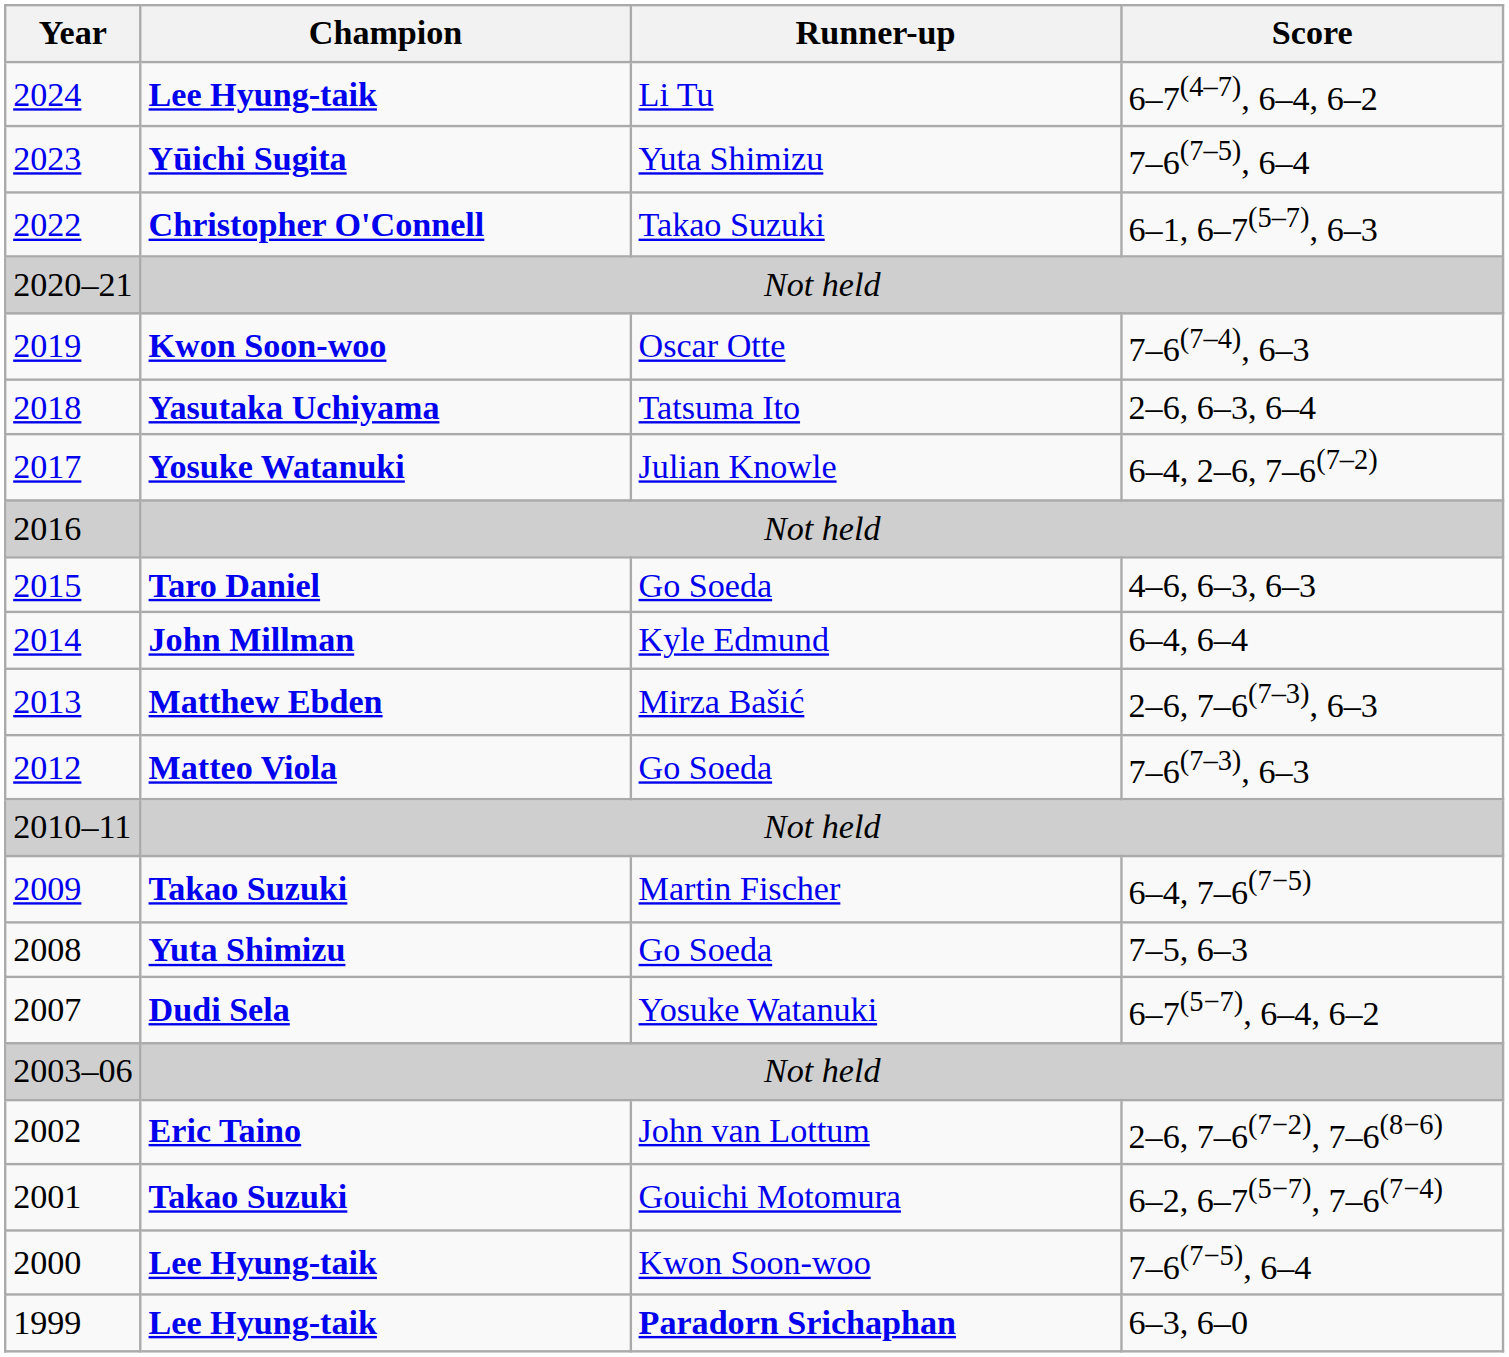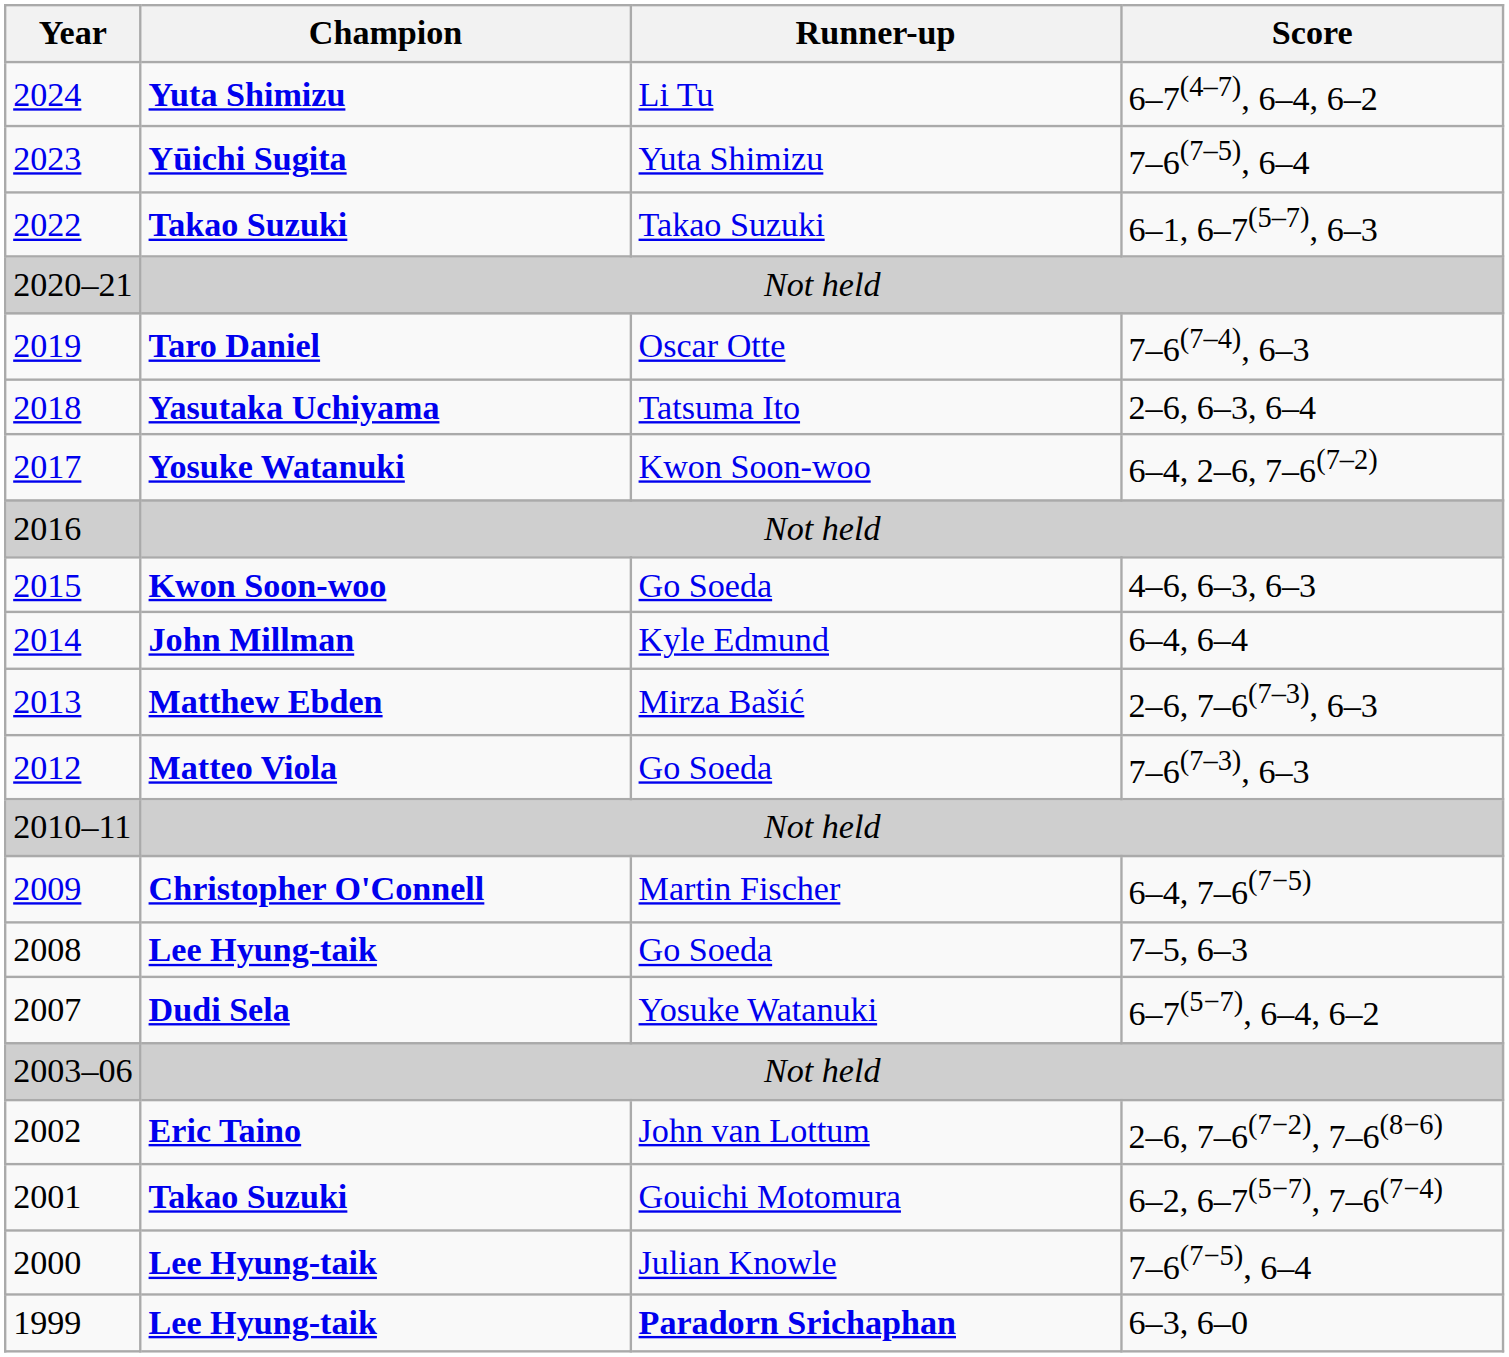(263, 93) Lee Hyung-taik -> (247, 93) Yuta Shimizu
(316, 224) Christopher O'Connell -> (248, 224) Takao Suzuki
(267, 345) Kwon Soon-woo -> (234, 345) Taro Daniel
(738, 467) Julian Knowle -> (755, 467) Kwon Soon-woo
(234, 584) Taro Daniel -> (267, 584) Kwon Soon-woo
(248, 888) Takao Suzuki -> (316, 888) Christopher O'Connell
(247, 949) Yuta Shimizu -> (263, 949) Lee Hyung-taik
(755, 1262) Kwon Soon-woo -> (738, 1262) Julian Knowle
